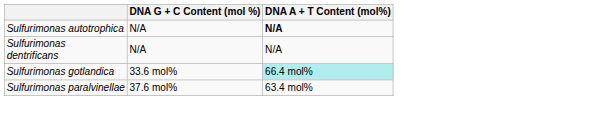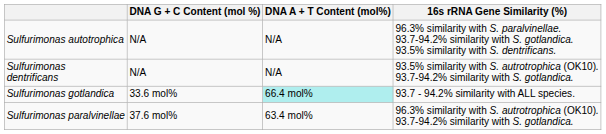+ column: (497, 12)
(274, 28) bold -> (274, 39) normal
